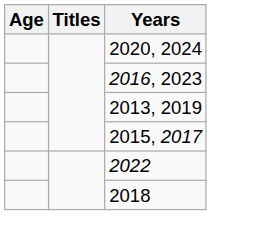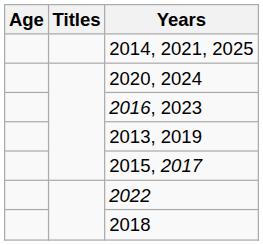+ row: (181, 49)
